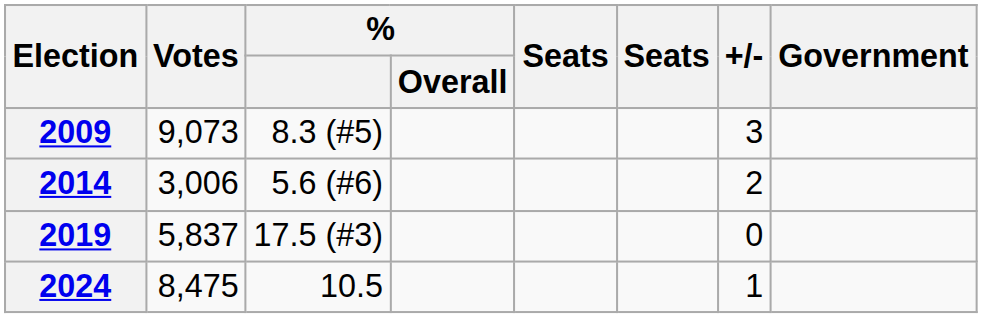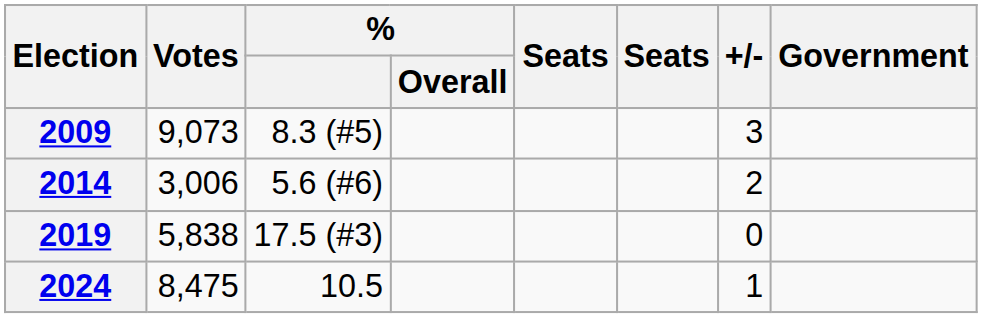(198, 235) 5,837 -> (198, 235) 5,838
